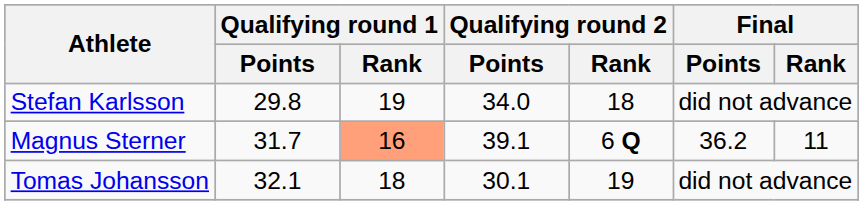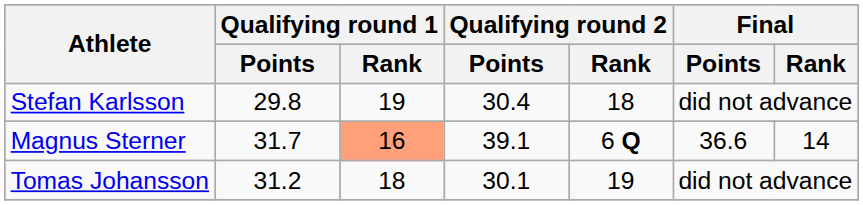(506, 103) 34.0 -> (506, 103) 30.4
(723, 141) 36.2 -> (723, 141) 36.6
(816, 141) 11 -> (816, 141) 14
(277, 180) 32.1 -> (277, 180) 31.2
